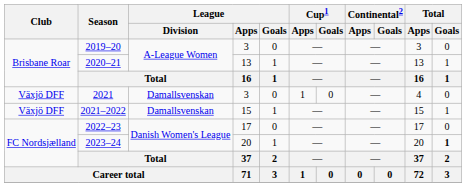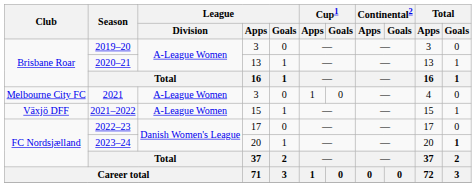(41, 95) Växjö DFF -> (46, 95) Melbourne City FC
(180, 95) Damallsvenskan -> (190, 95) A-League Women
(180, 111) Damallsvenskan -> (190, 111) A-League Women
